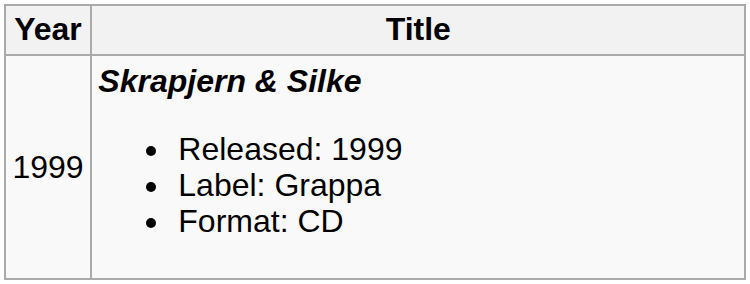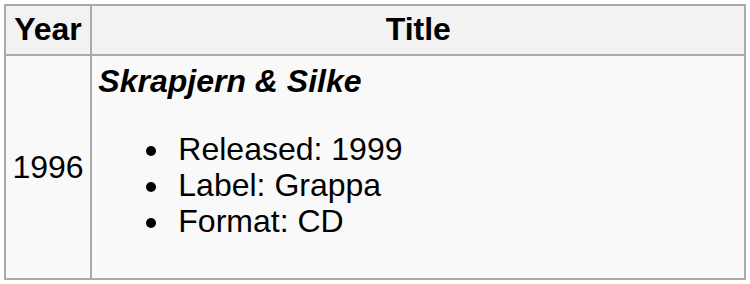(48, 166) 1999 -> (48, 166) 1996
